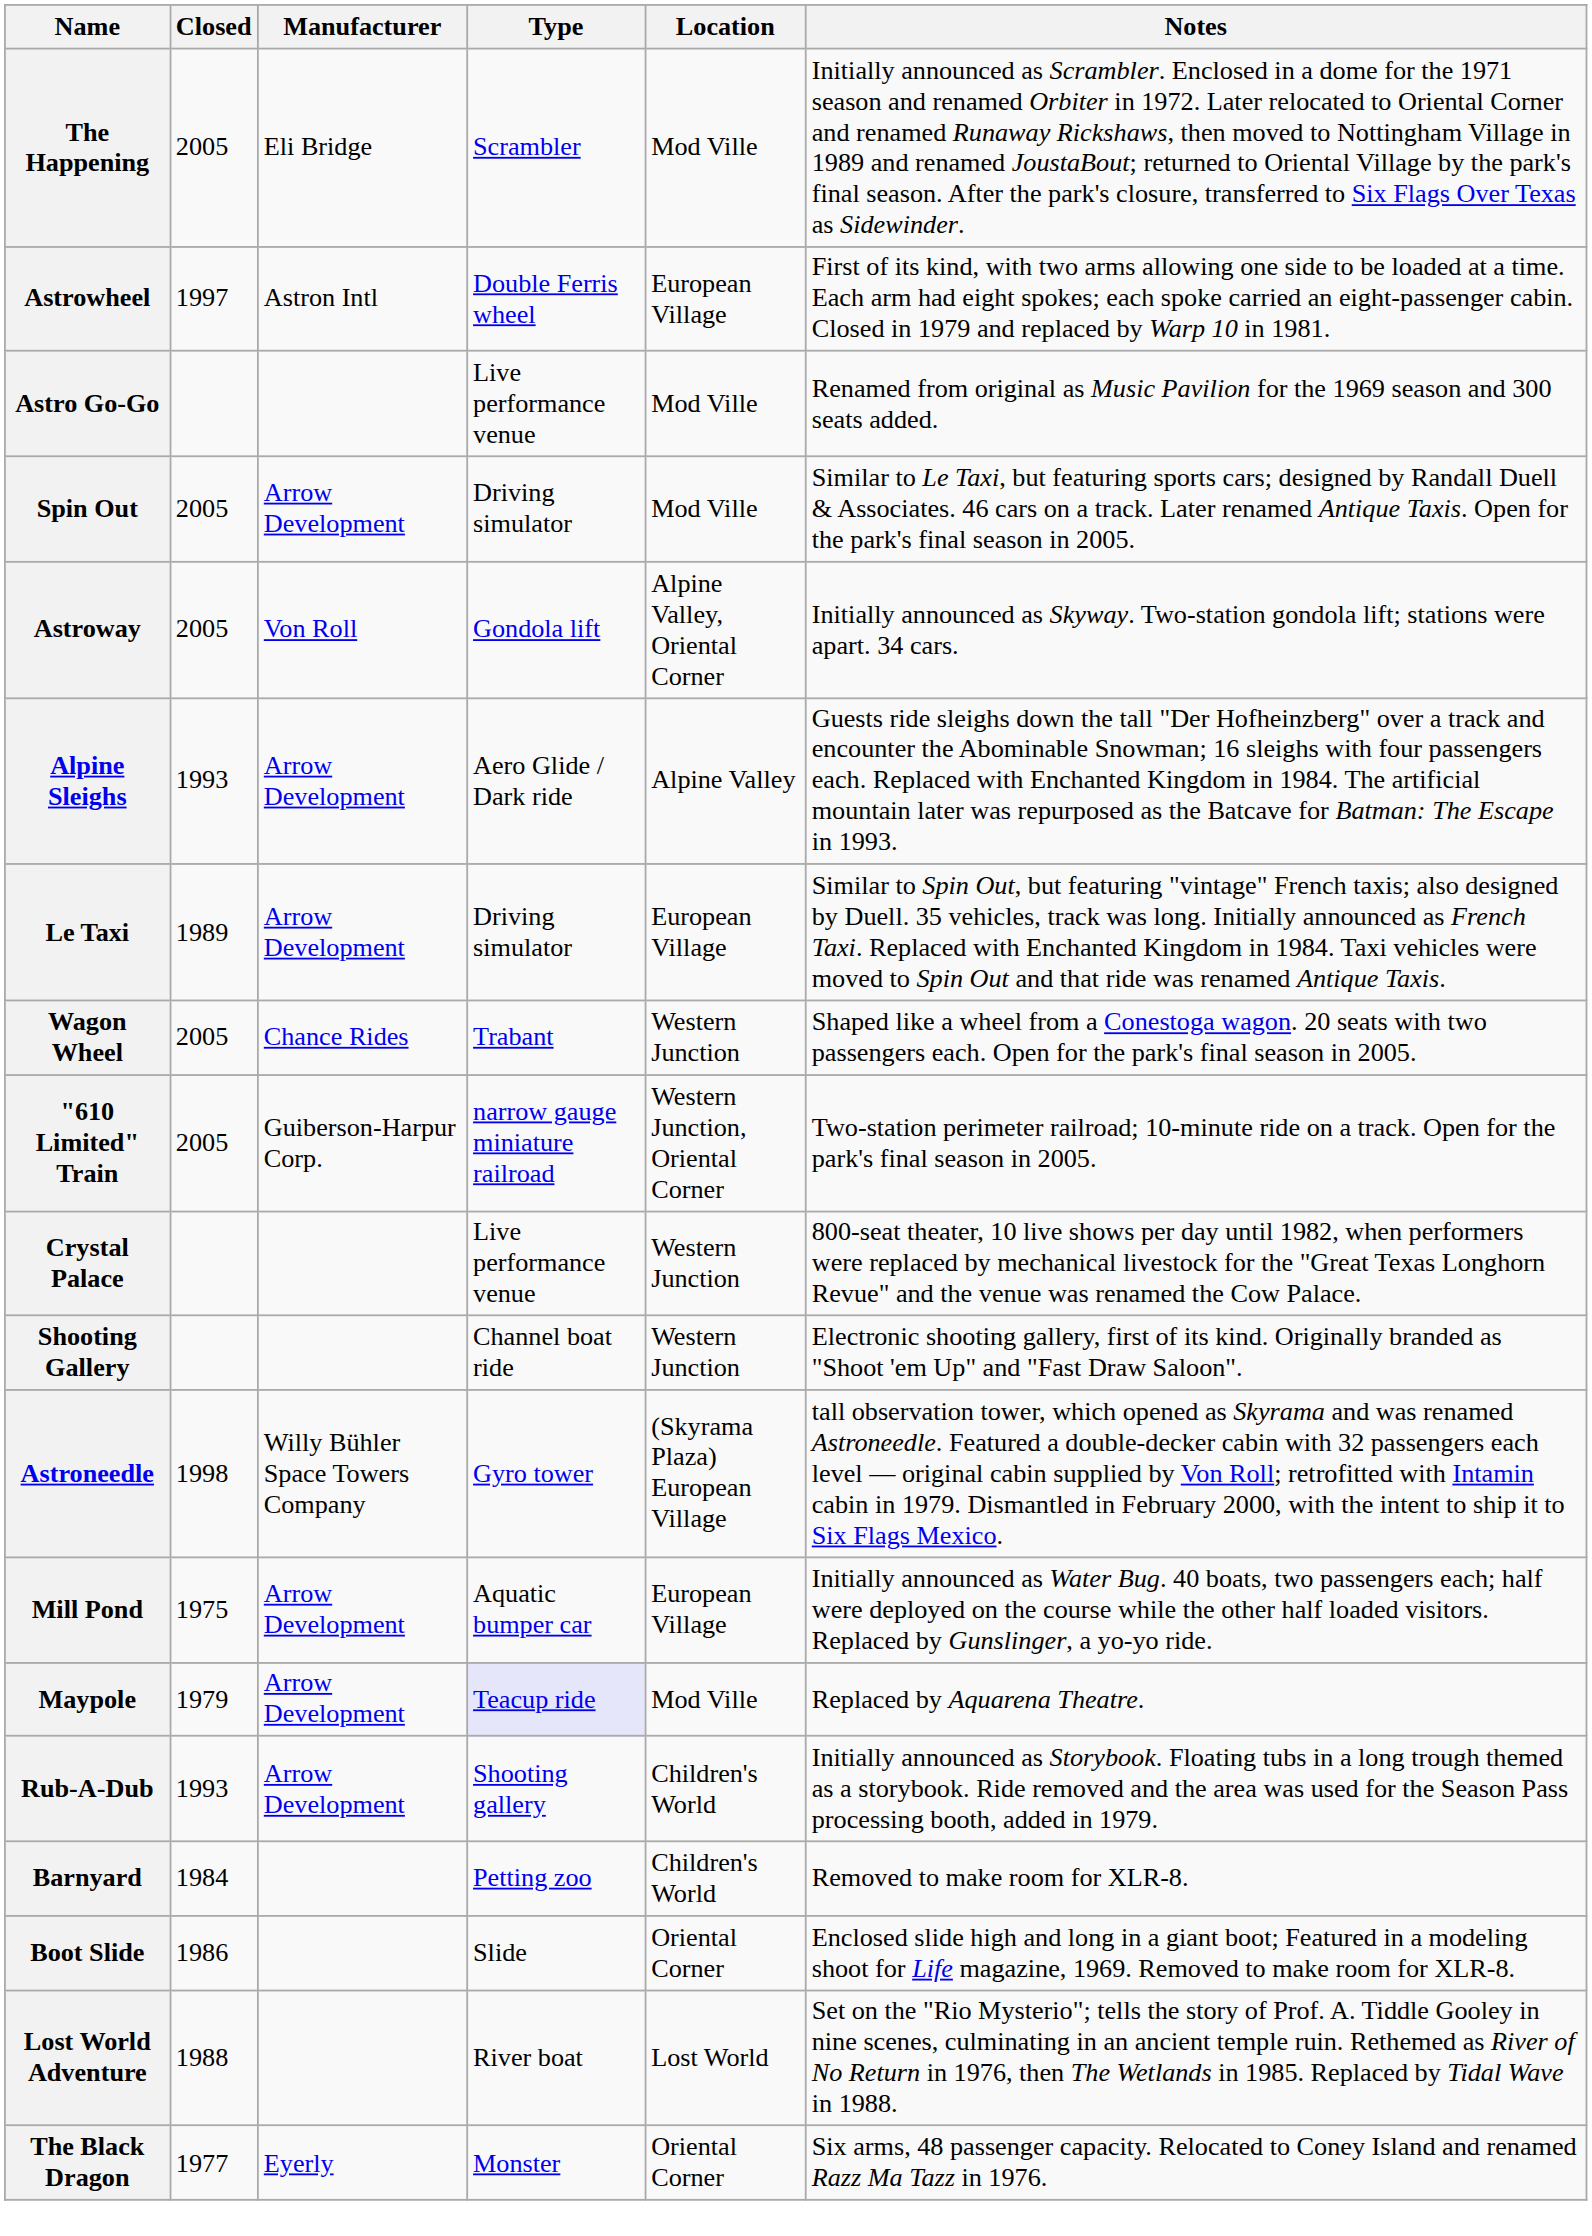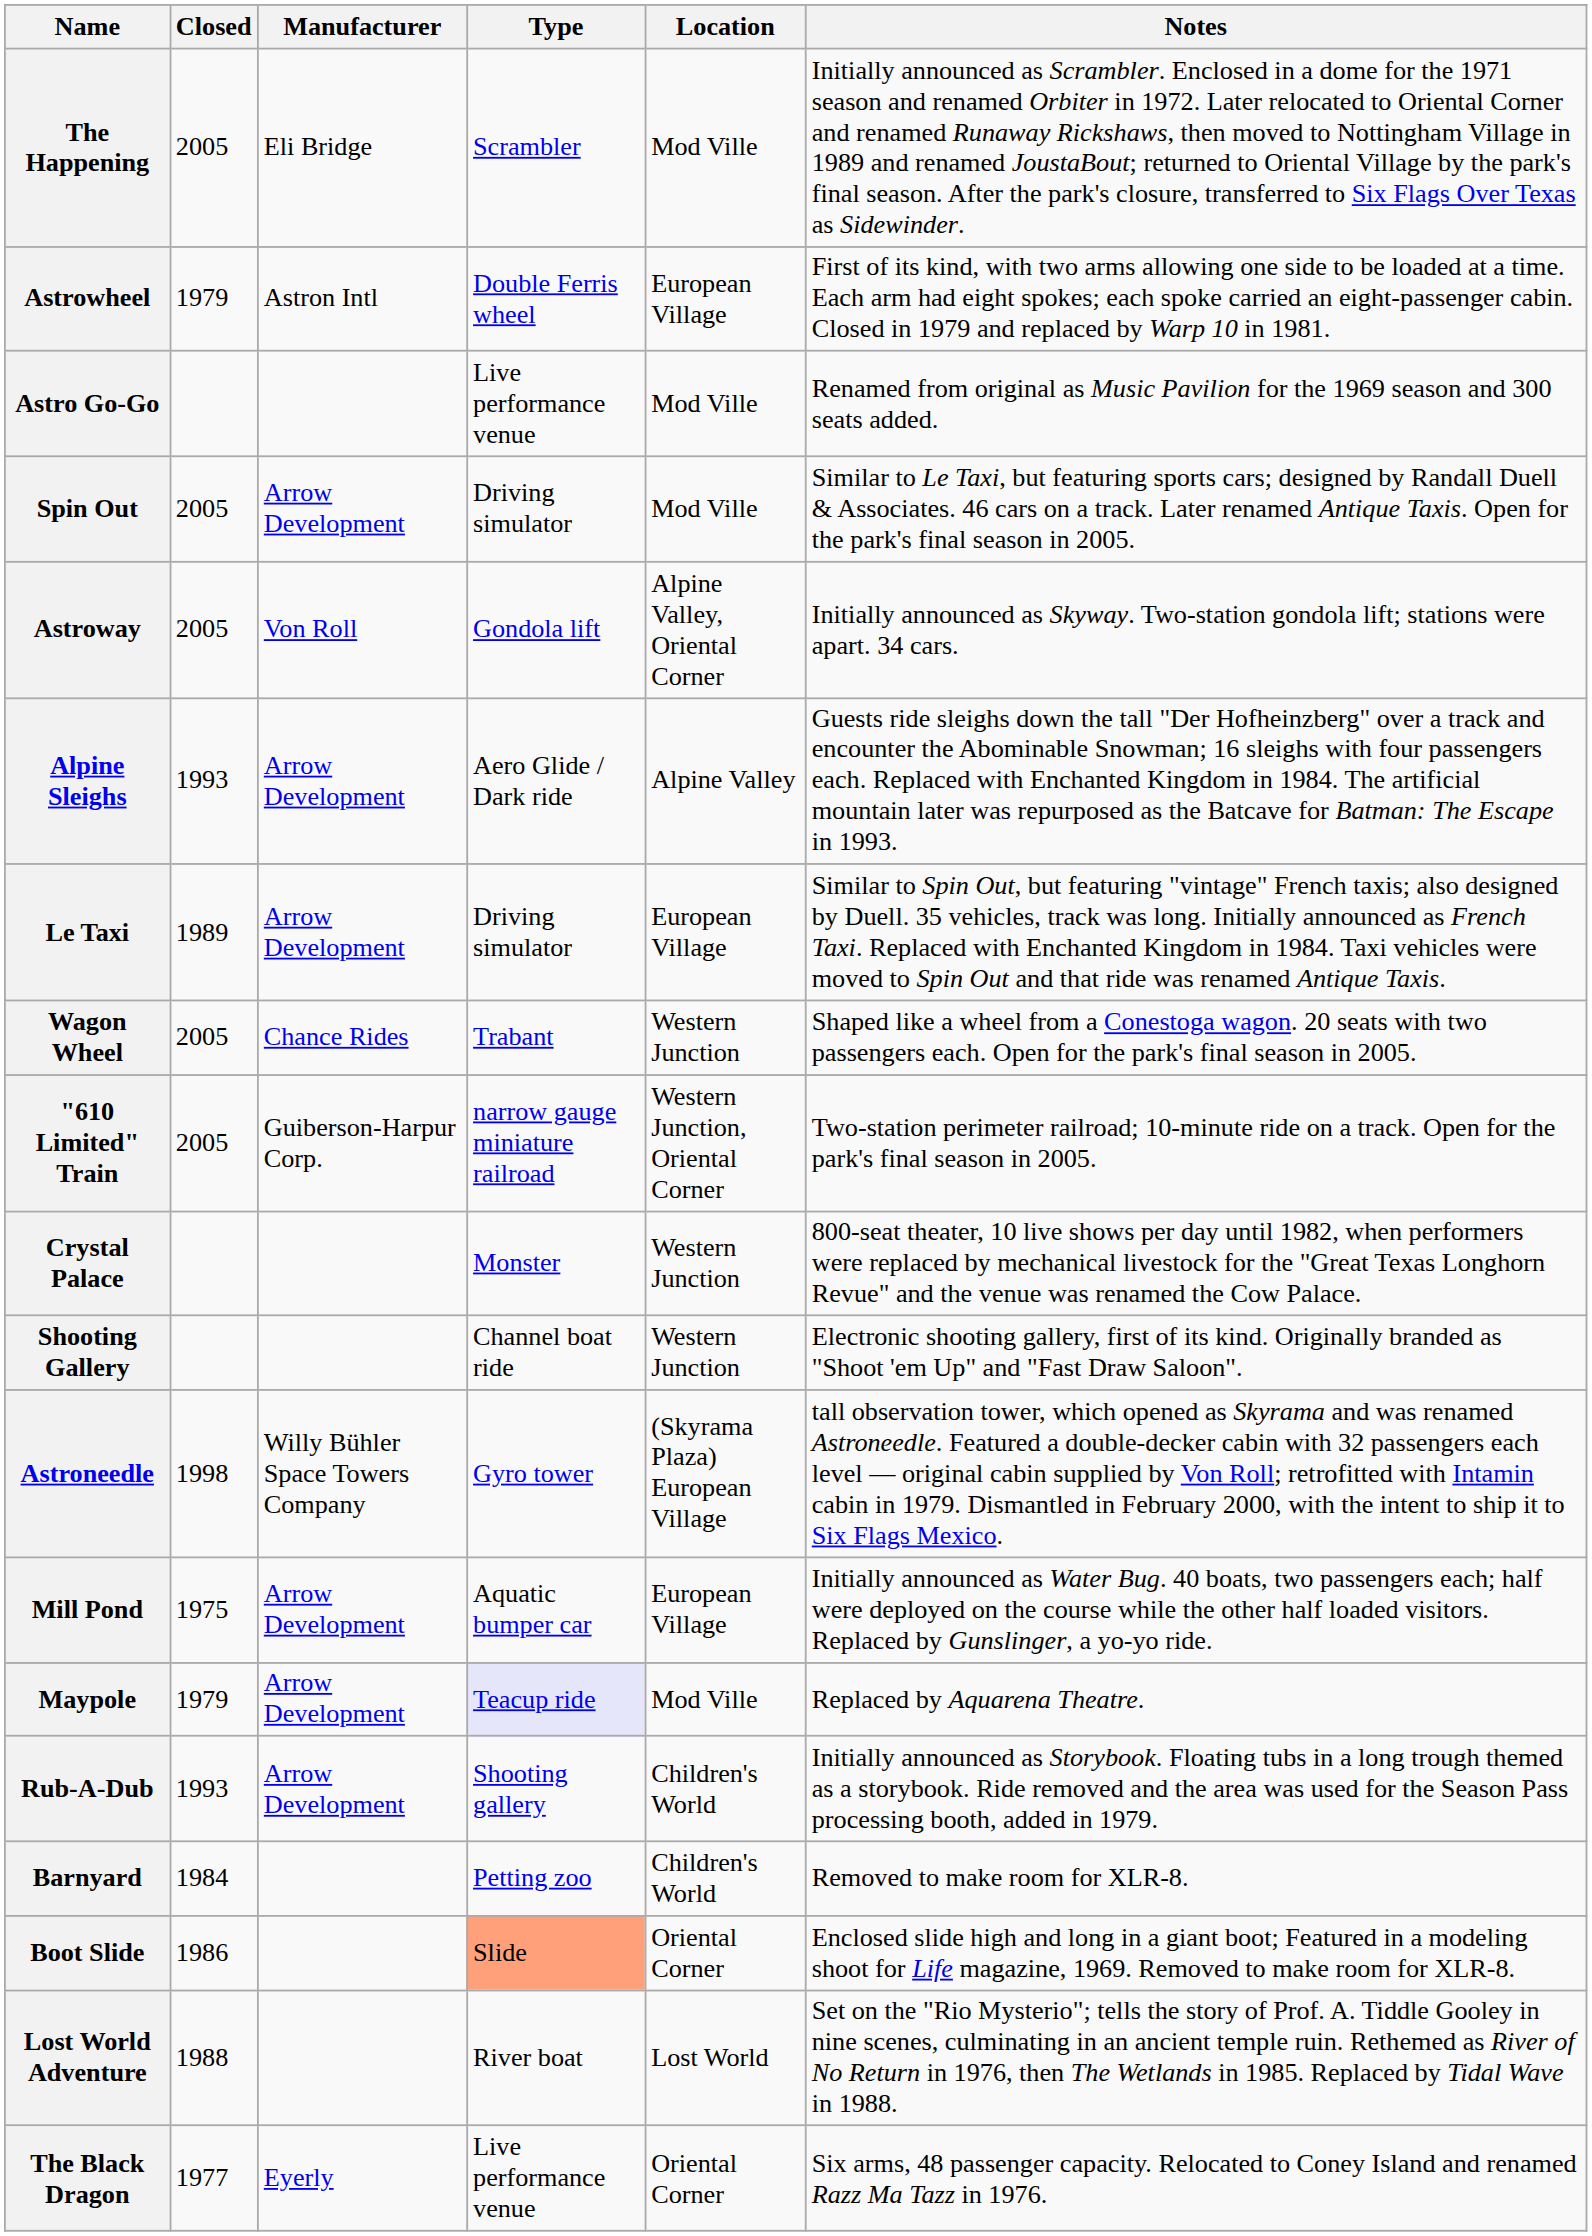(202, 298) 1997 -> (202, 298) 1979
(539, 1263) Live performance venue -> (517, 1263) Monster
(500, 1952) no background -> (500, 1952) lightsalmon background
(517, 2162) Monster -> (539, 2178) Live performance venue
